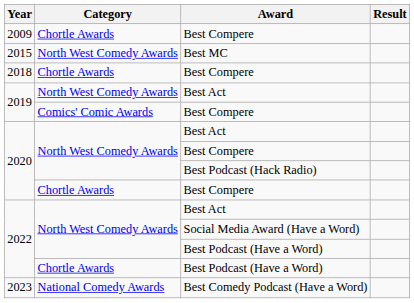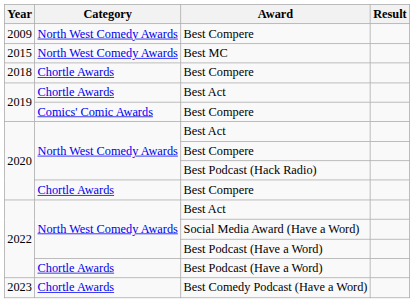(76, 33) Chortle Awards -> (108, 33) North West Comedy Awards
(108, 92) North West Comedy Awards -> (76, 92) Chortle Awards
(101, 287) National Comedy Awards -> (76, 287) Chortle Awards
